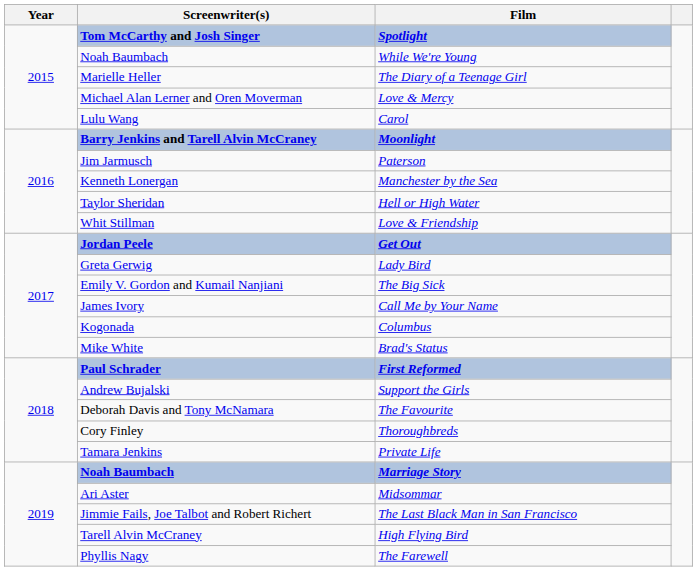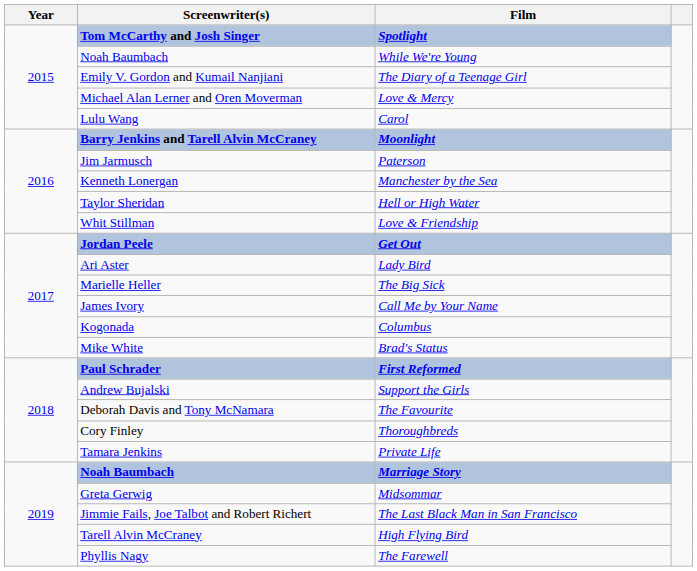(120, 77) Marielle Heller -> (182, 77) Emily V. Gordon and Kumail Nanjiani
(116, 264) Greta Gerwig -> (104, 264) Ari Aster
(182, 285) Emily V. Gordon and Kumail Nanjiani -> (120, 285) Marielle Heller
(104, 493) Ari Aster -> (116, 493) Greta Gerwig
